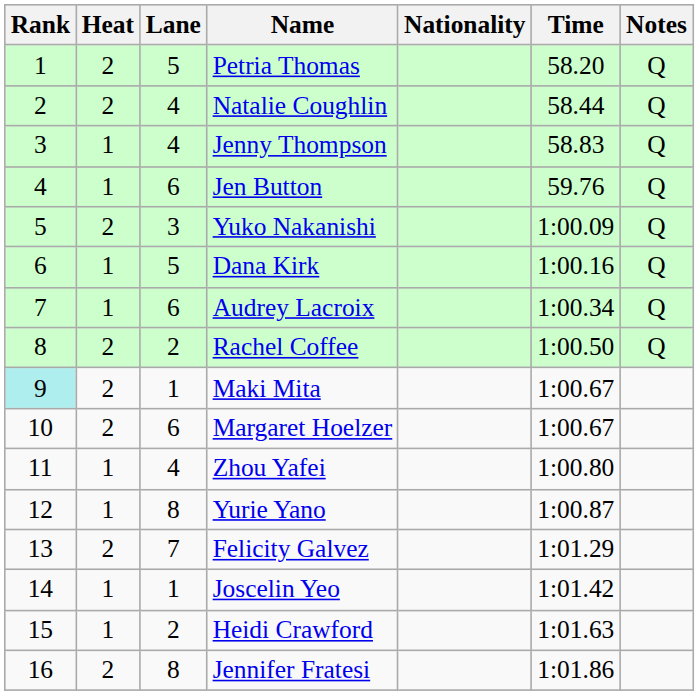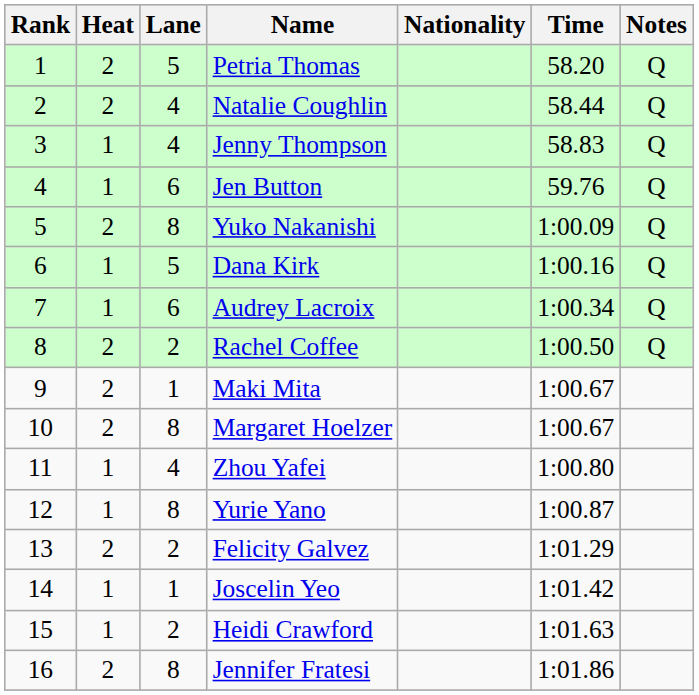(173, 226) 3 -> (173, 226) 8
(40, 387) paleturquoise background -> (40, 387) no background
(173, 428) 6 -> (173, 428) 8
(173, 549) 7 -> (173, 549) 2
